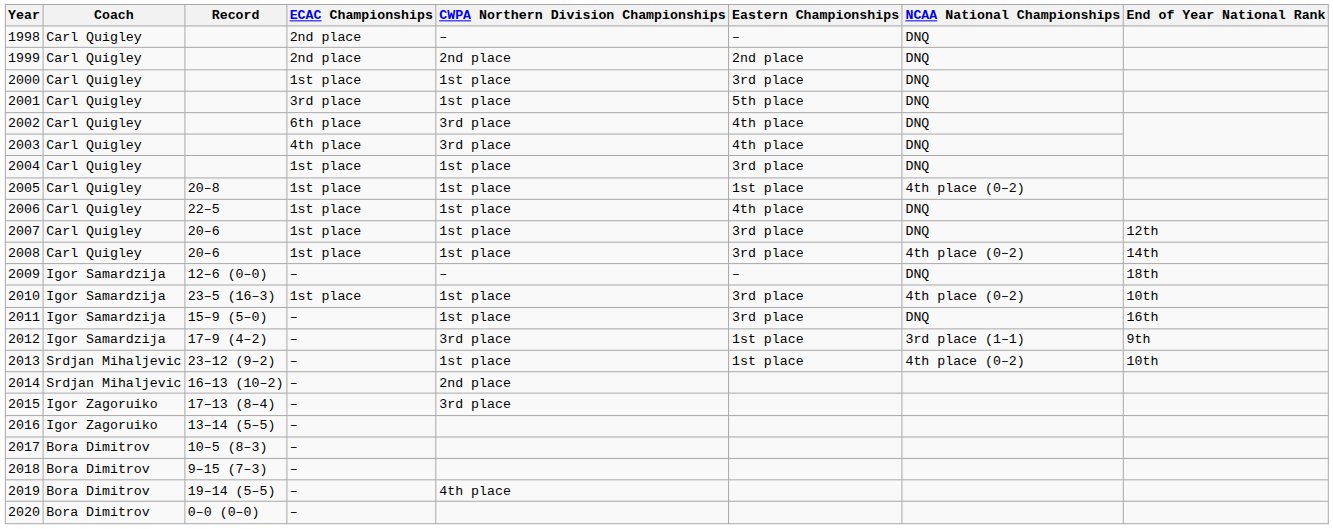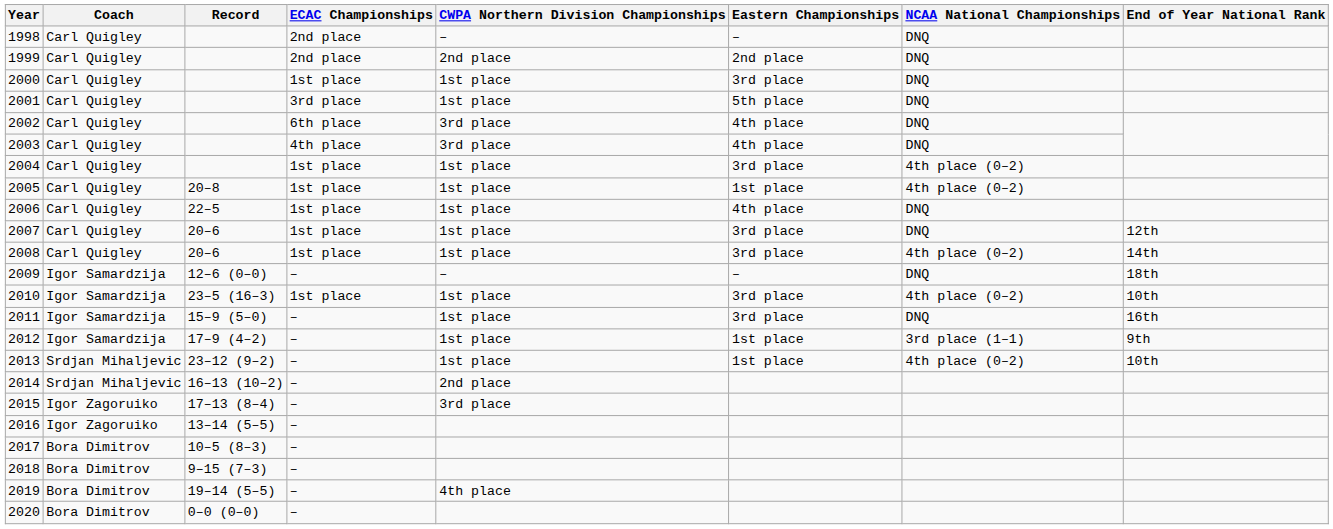(917, 167) DNQ -> (965, 167) 4th place (0–2)
(475, 339) 3rd place -> (475, 339) 1st place
